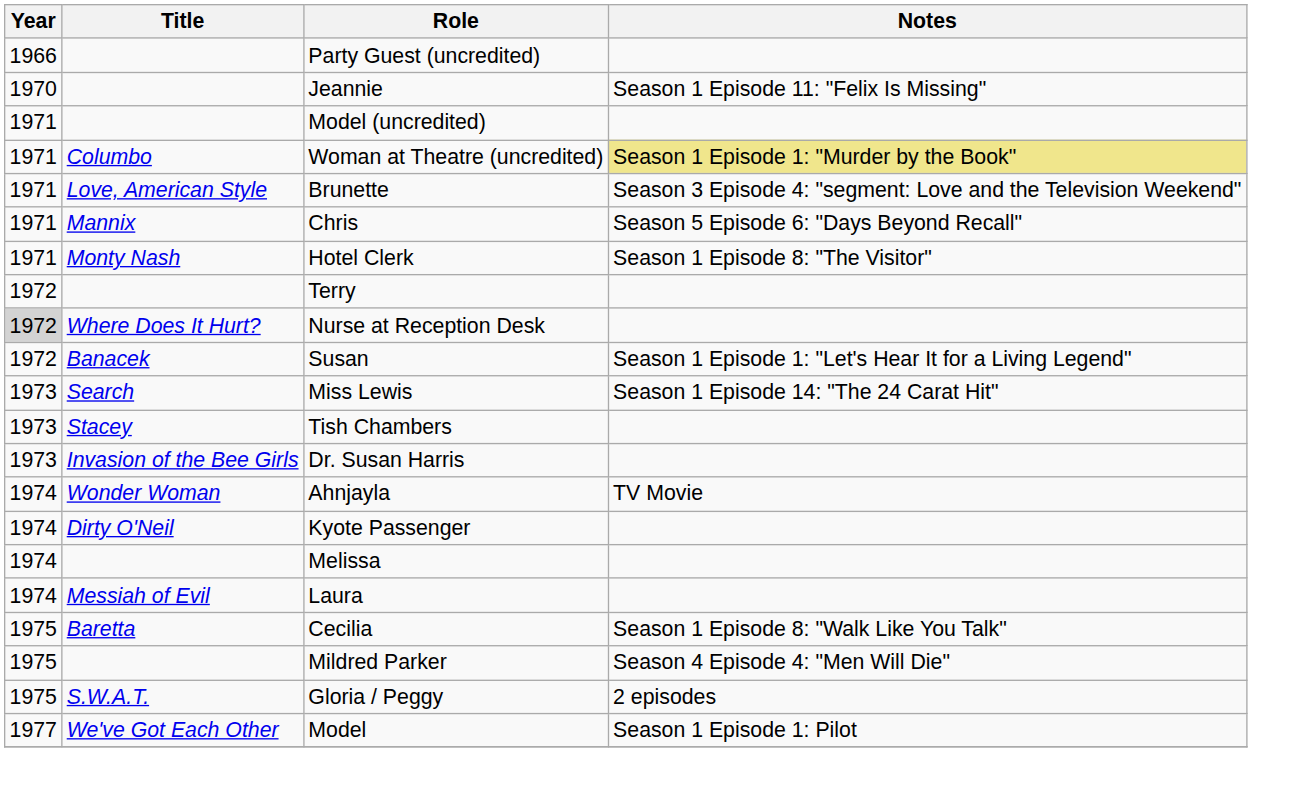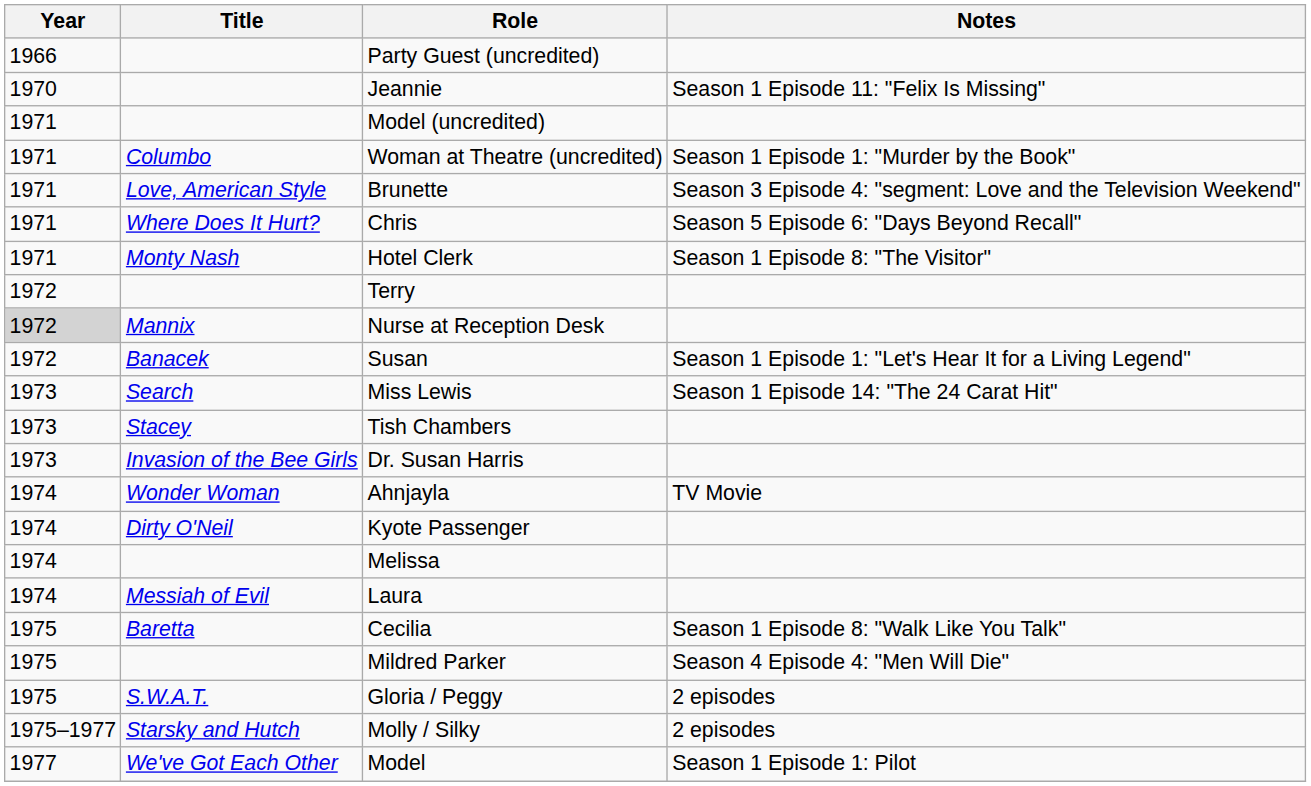(815, 156) khaki background -> (874, 156) no background
(101, 223) Mannix -> (223, 223) Where Does It Hurt?
(164, 325) Where Does It Hurt? -> (160, 325) Mannix
+ row: (424, 730)
